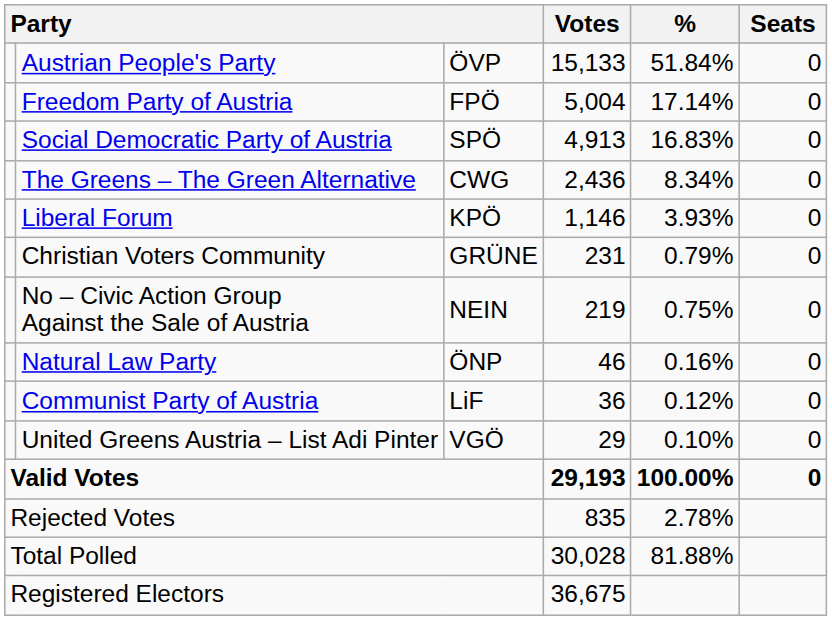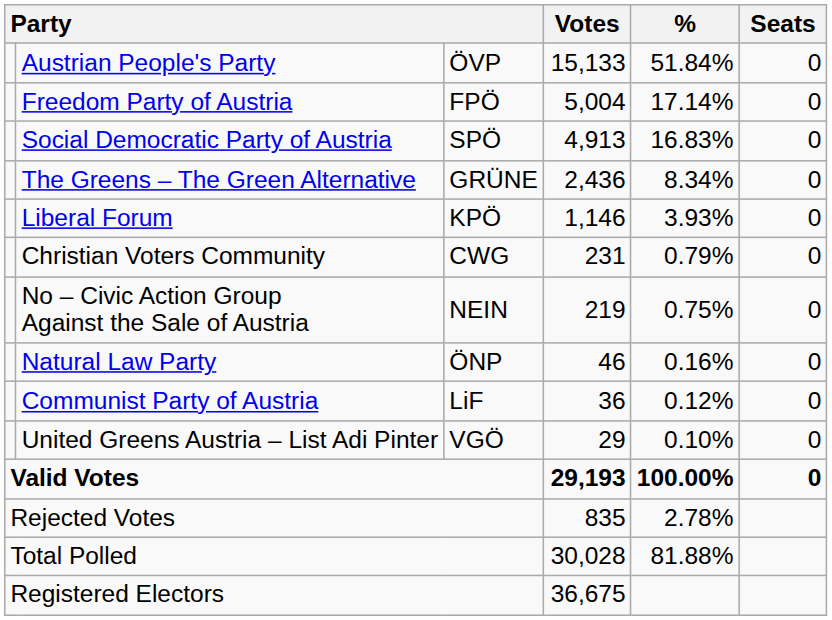(479, 179) CWG -> (494, 179) GRÜNE
(494, 256) GRÜNE -> (479, 256) CWG
